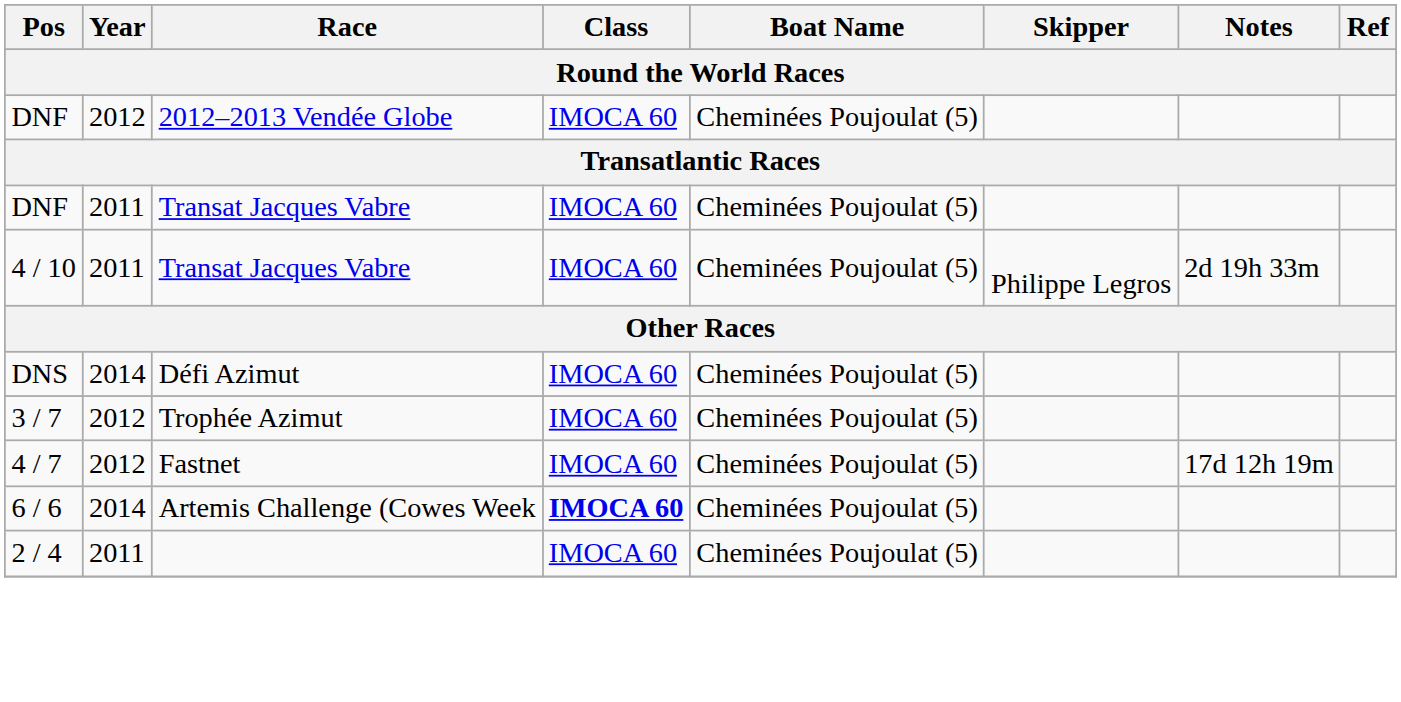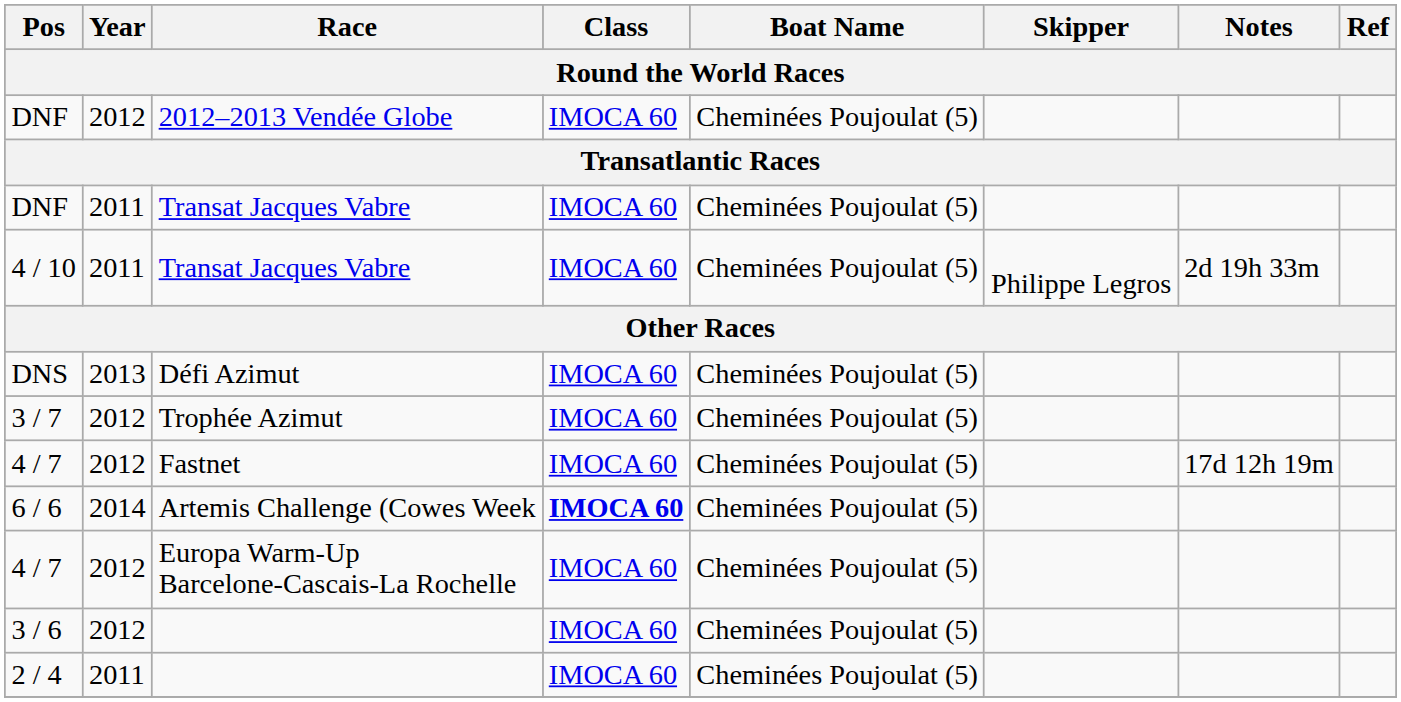(117, 373) 2014 -> (117, 373) 2013
+ row: (37, 568)
+ row: (37, 629)
